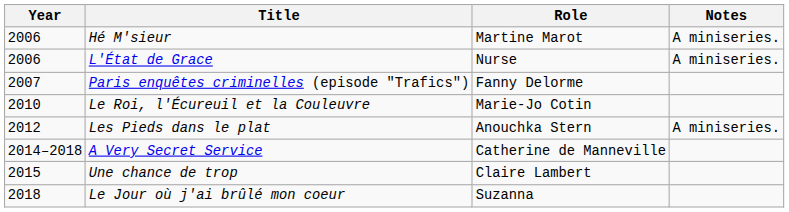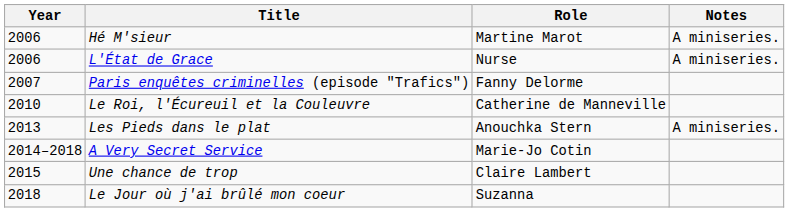(534, 106) Marie-Jo Cotin -> (571, 106) Catherine de Manneville
(24, 128) 2012 -> (24, 128) 2013
(571, 151) Catherine de Manneville -> (534, 151) Marie-Jo Cotin
